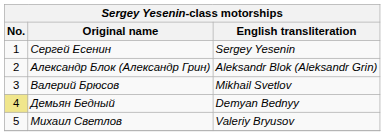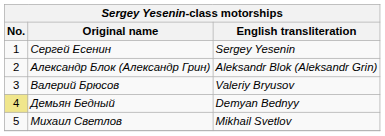(253, 85) Mikhail Svetlov -> (255, 85) Valeriy Bryusov
(255, 121) Valeriy Bryusov -> (253, 121) Mikhail Svetlov
